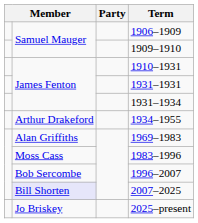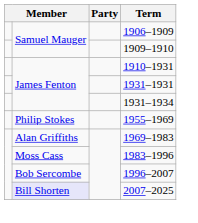- row: (156, 119)
+ row: (148, 119)
- row: (161, 208)
